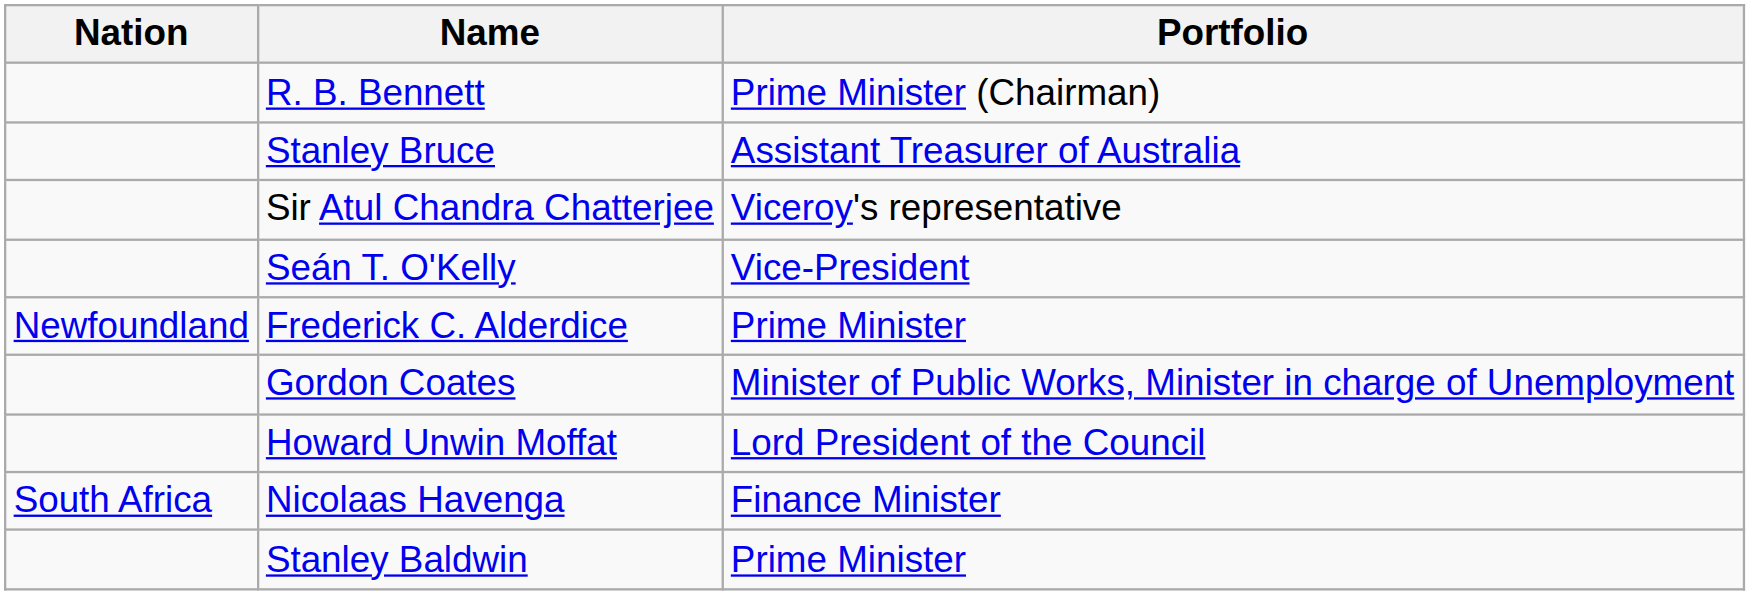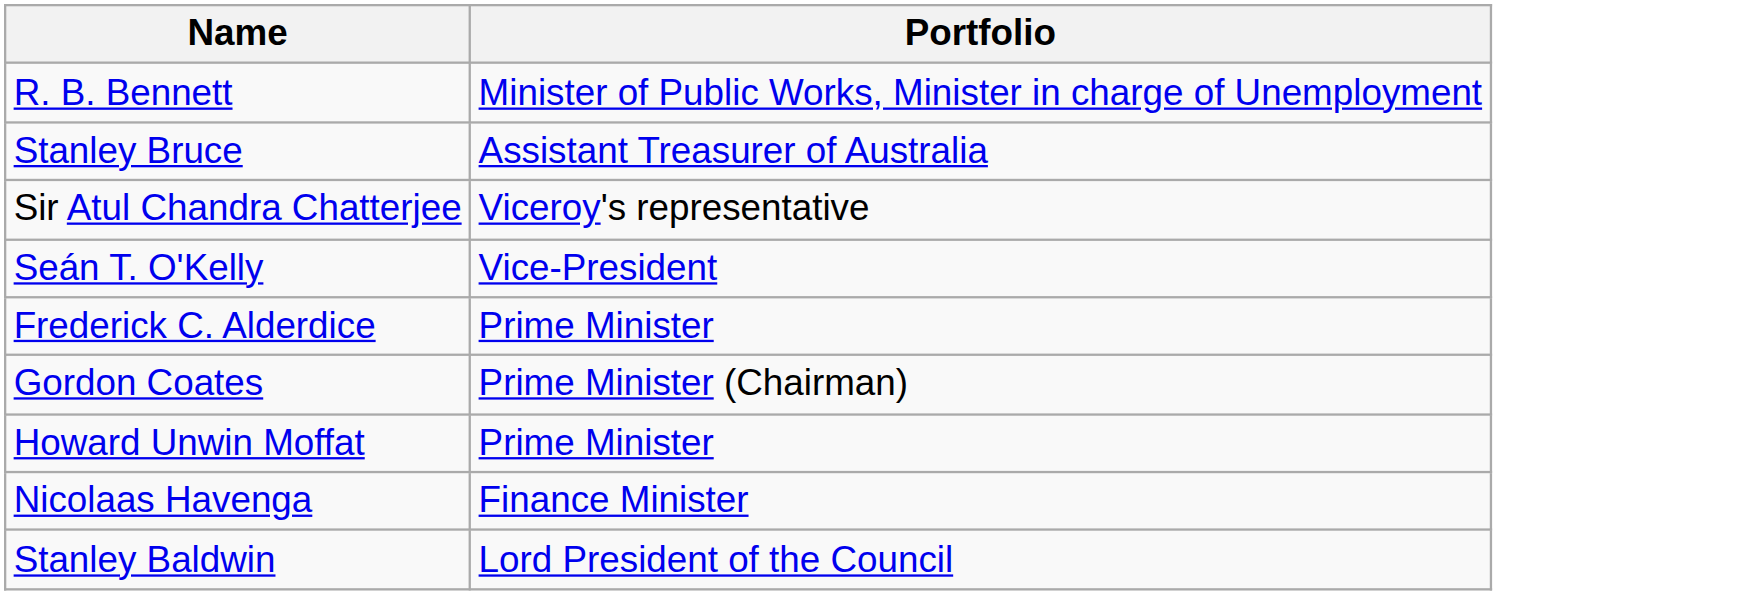- column: (131, 33)
(946, 92) Prime Minister (Chairman) -> (980, 92) Minister of Public Works, Minister in charge of Unemployment
(1233, 383) Minister of Public Works, Minister in charge of Unemployment -> (693, 383) Prime Minister (Chairman)
(968, 442) Lord President of the Council -> (596, 442) Prime Minister
(848, 558) Prime Minister -> (716, 558) Lord President of the Council
